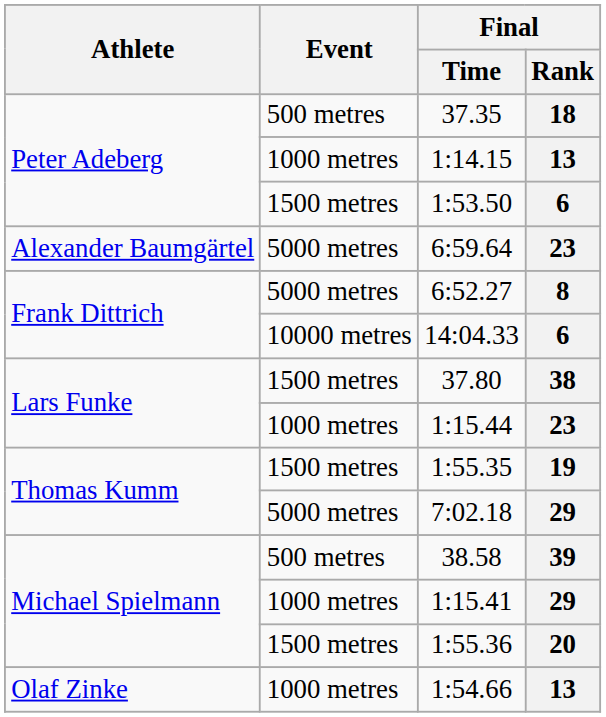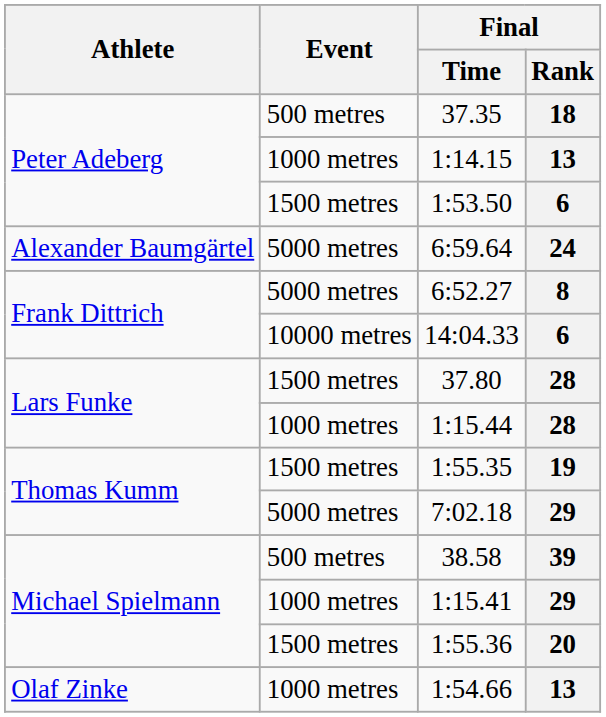(563, 247) 23 -> (563, 247) 24
(563, 380) 38 -> (563, 380) 28
(563, 424) 23 -> (563, 424) 28
